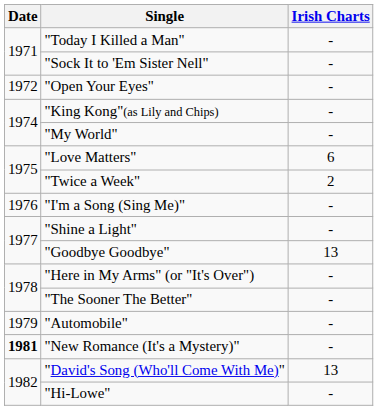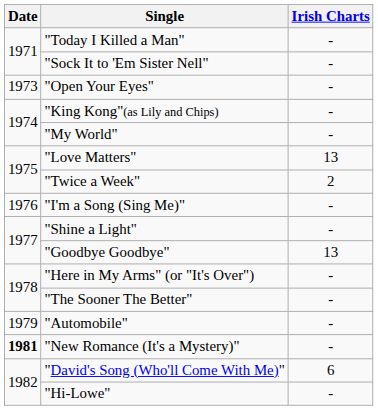(23, 87) 1972 -> (23, 87) 1973
(331, 157) 6 -> (331, 157) 13
(331, 370) 13 -> (331, 370) 6
